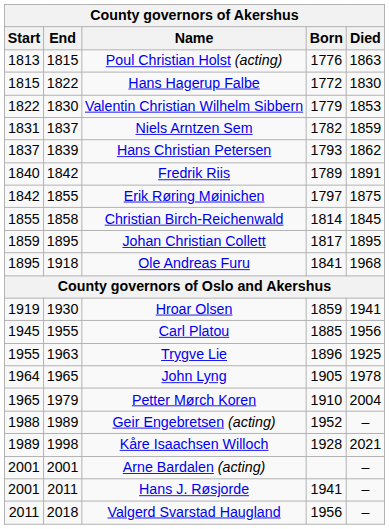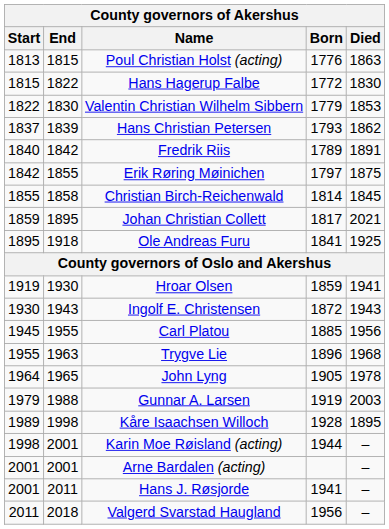- row: (194, 128)
(365, 241) 1895 -> (365, 219) 2021
(365, 264) 1968 -> (365, 241) 1925
+ row: (194, 309)
(365, 354) 1925 -> (365, 354) 1968
- row: (194, 399)
+ row: (194, 399)
- row: (194, 422)
(365, 444) 2021 -> (365, 422) 1895
+ row: (194, 444)
